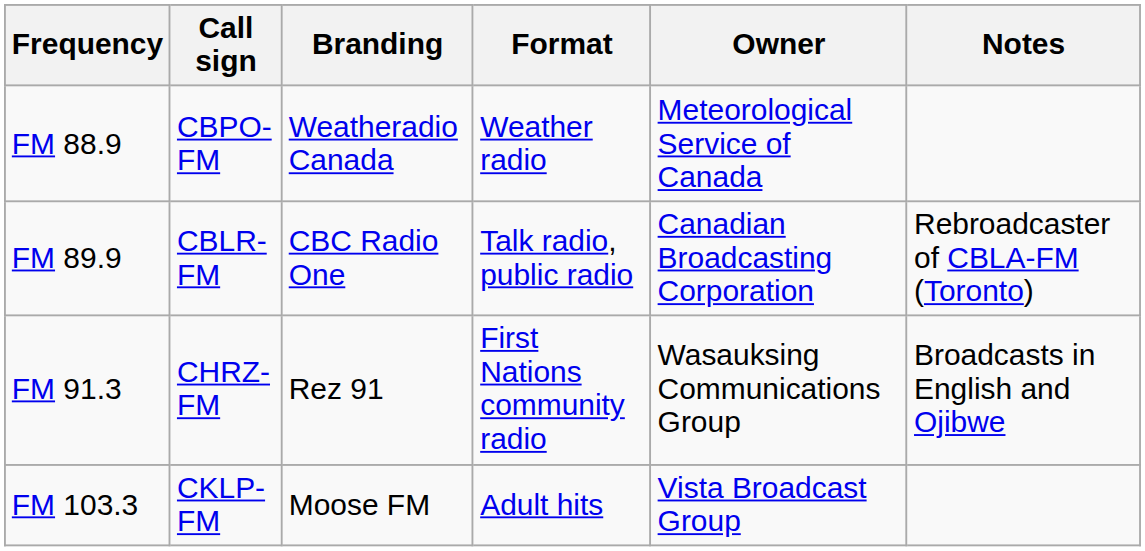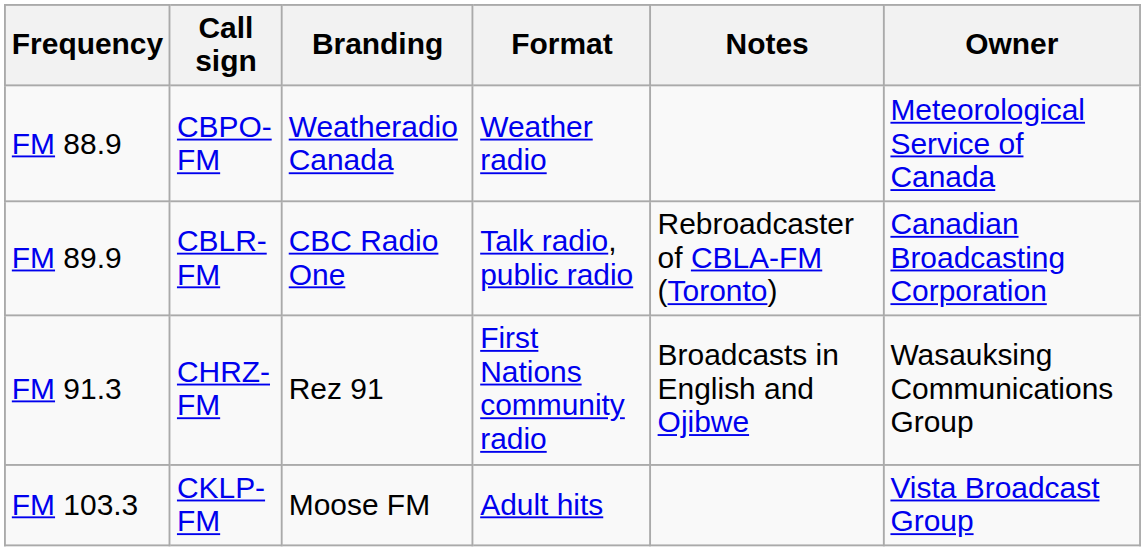columns swapped: (779, 45) <-> (1024, 45)
